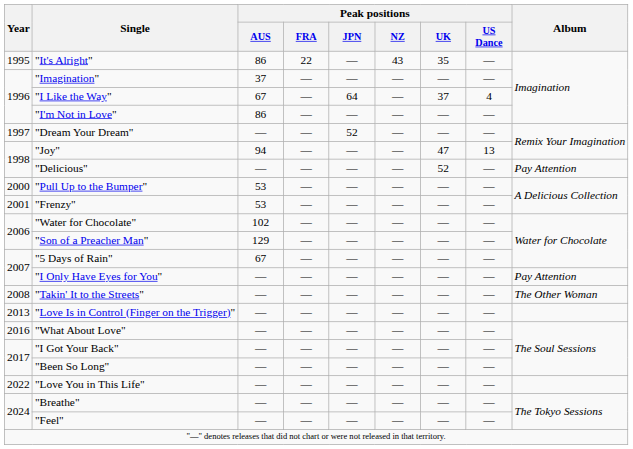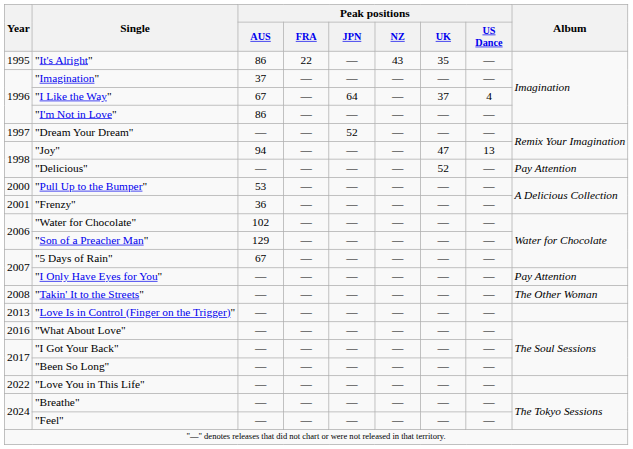(261, 204) 53 -> (261, 204) 36
